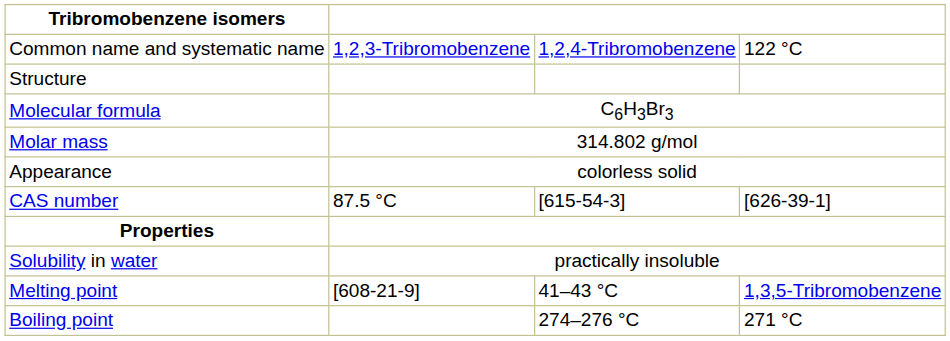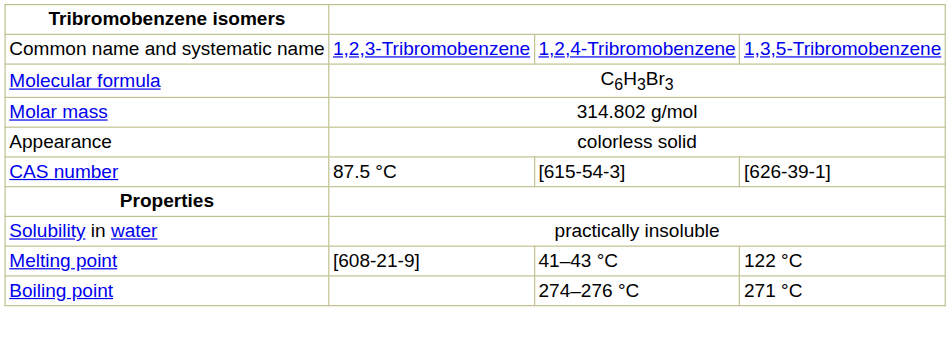(773, 49) 122 °C -> (843, 49) 1,3,5-Tribromobenzene
- row: (48, 78)
(843, 290) 1,3,5-Tribromobenzene -> (773, 261) 122 °C
